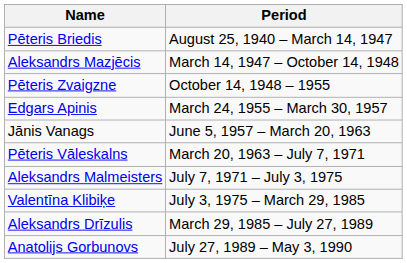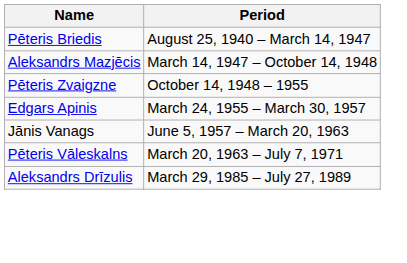- row: (85, 177)
- row: (62, 200)
- row: (73, 246)
